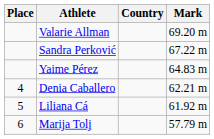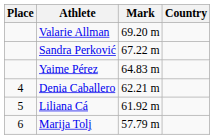columns swapped: (142, 13) <-> (188, 13)
